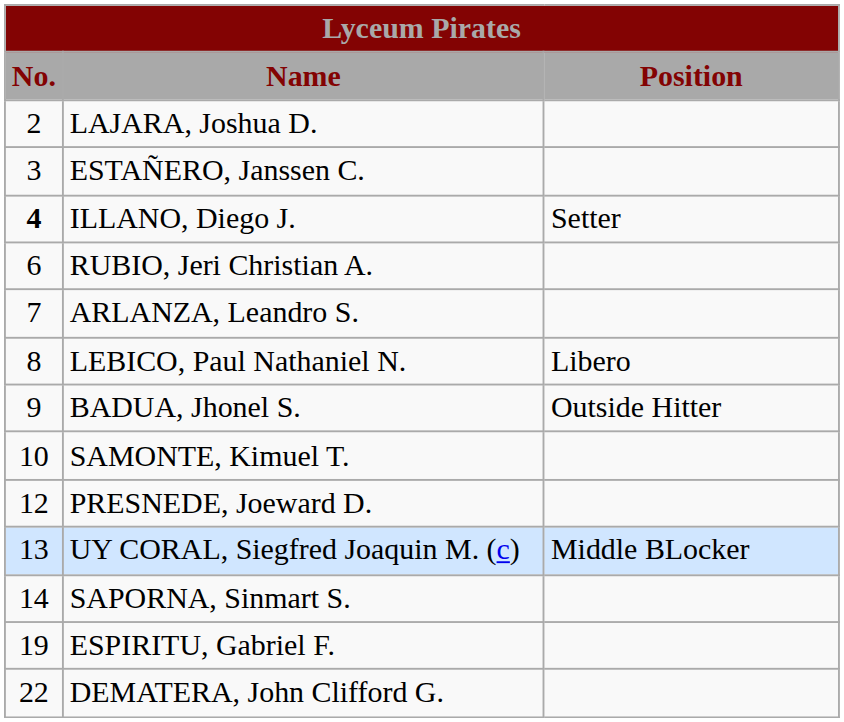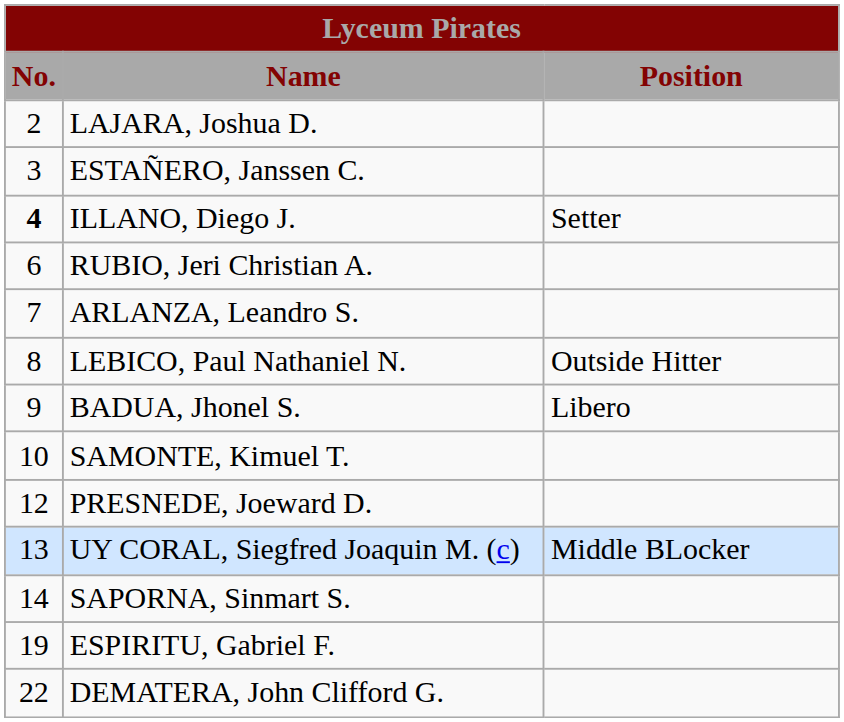(591, 360) Libero -> (636, 360) Outside Hitter
(636, 407) Outside Hitter -> (591, 407) Libero
